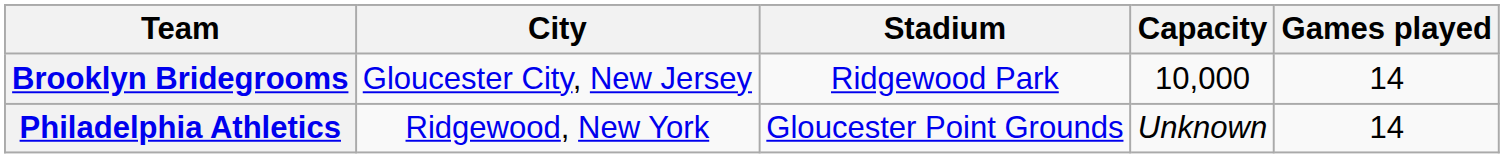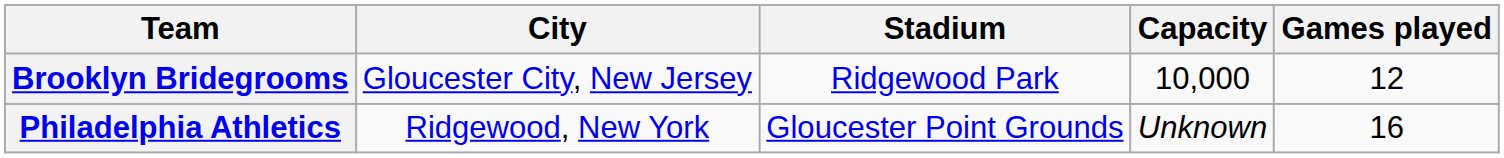(1387, 78) 14 -> (1387, 78) 12
(1387, 127) 14 -> (1387, 127) 16
